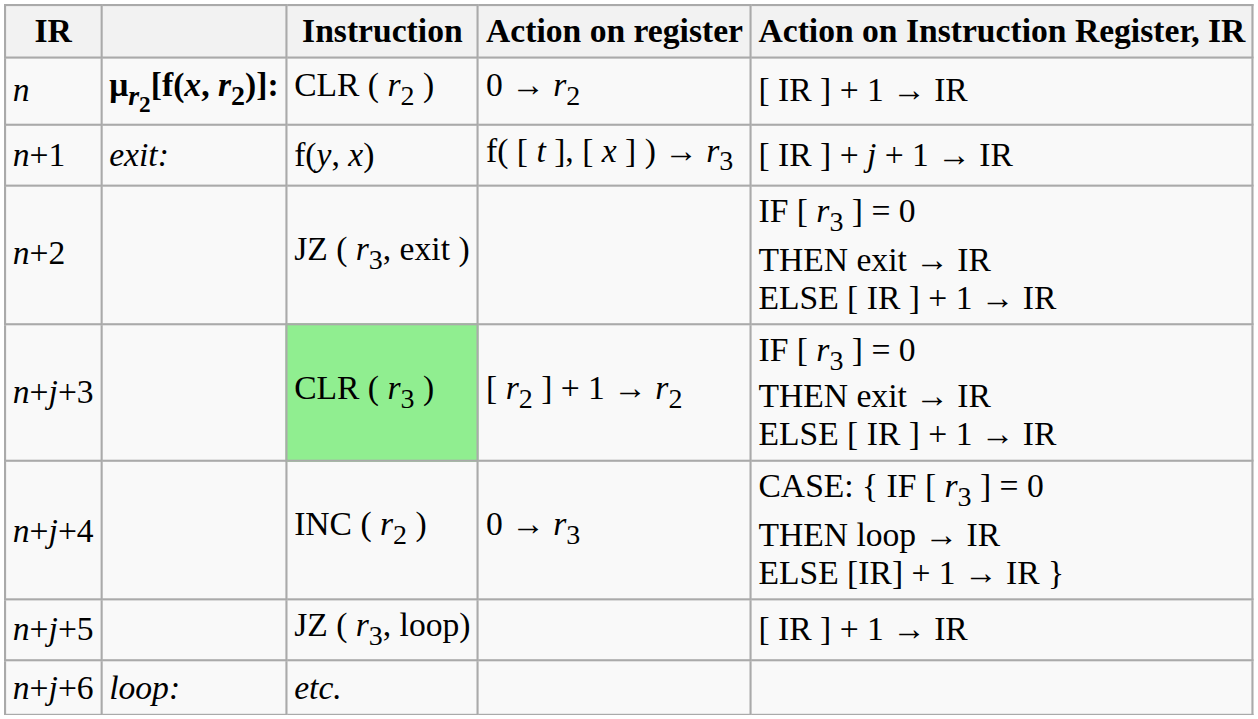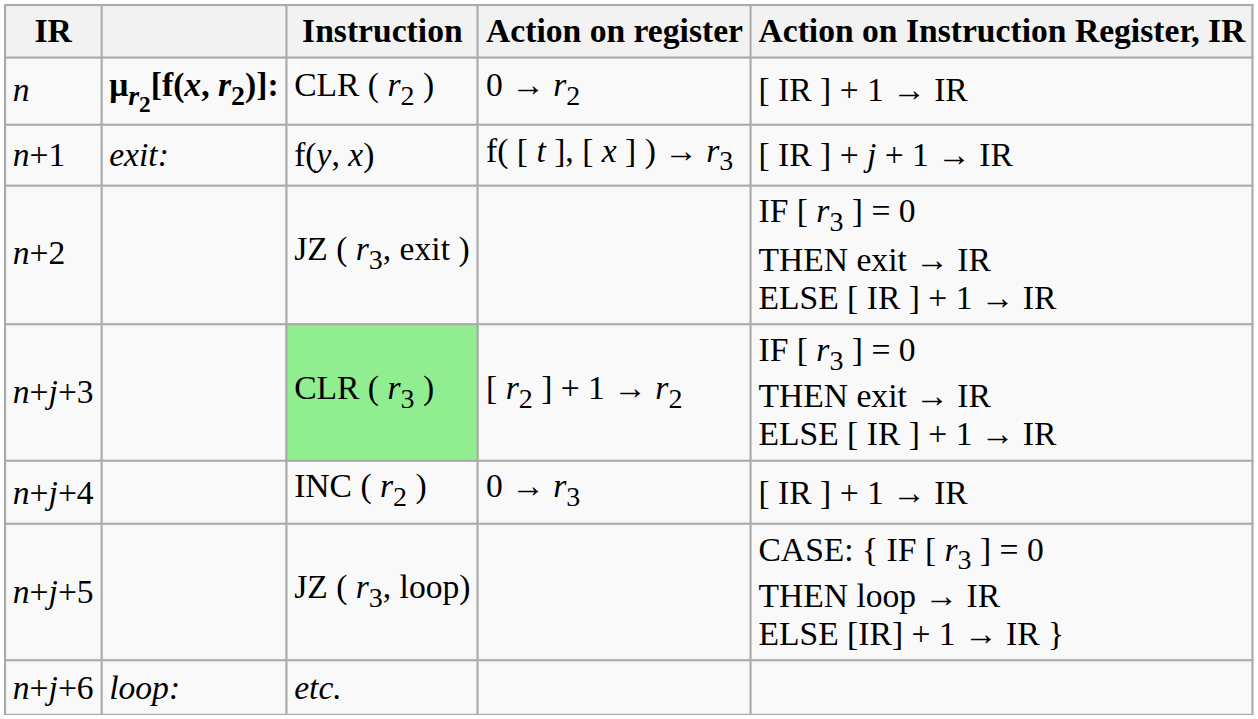(911, 529) CASE: { IF [ r3 ] = 0 THEN loop → IR ELSE [IR] + 1 → IR } -> (863, 491) [ IR ] + 1 → IR
(863, 629) [ IR ] + 1 → IR -> (911, 591) CASE: { IF [ r3 ] = 0 THEN loop → IR ELSE [IR] + 1 → IR }
